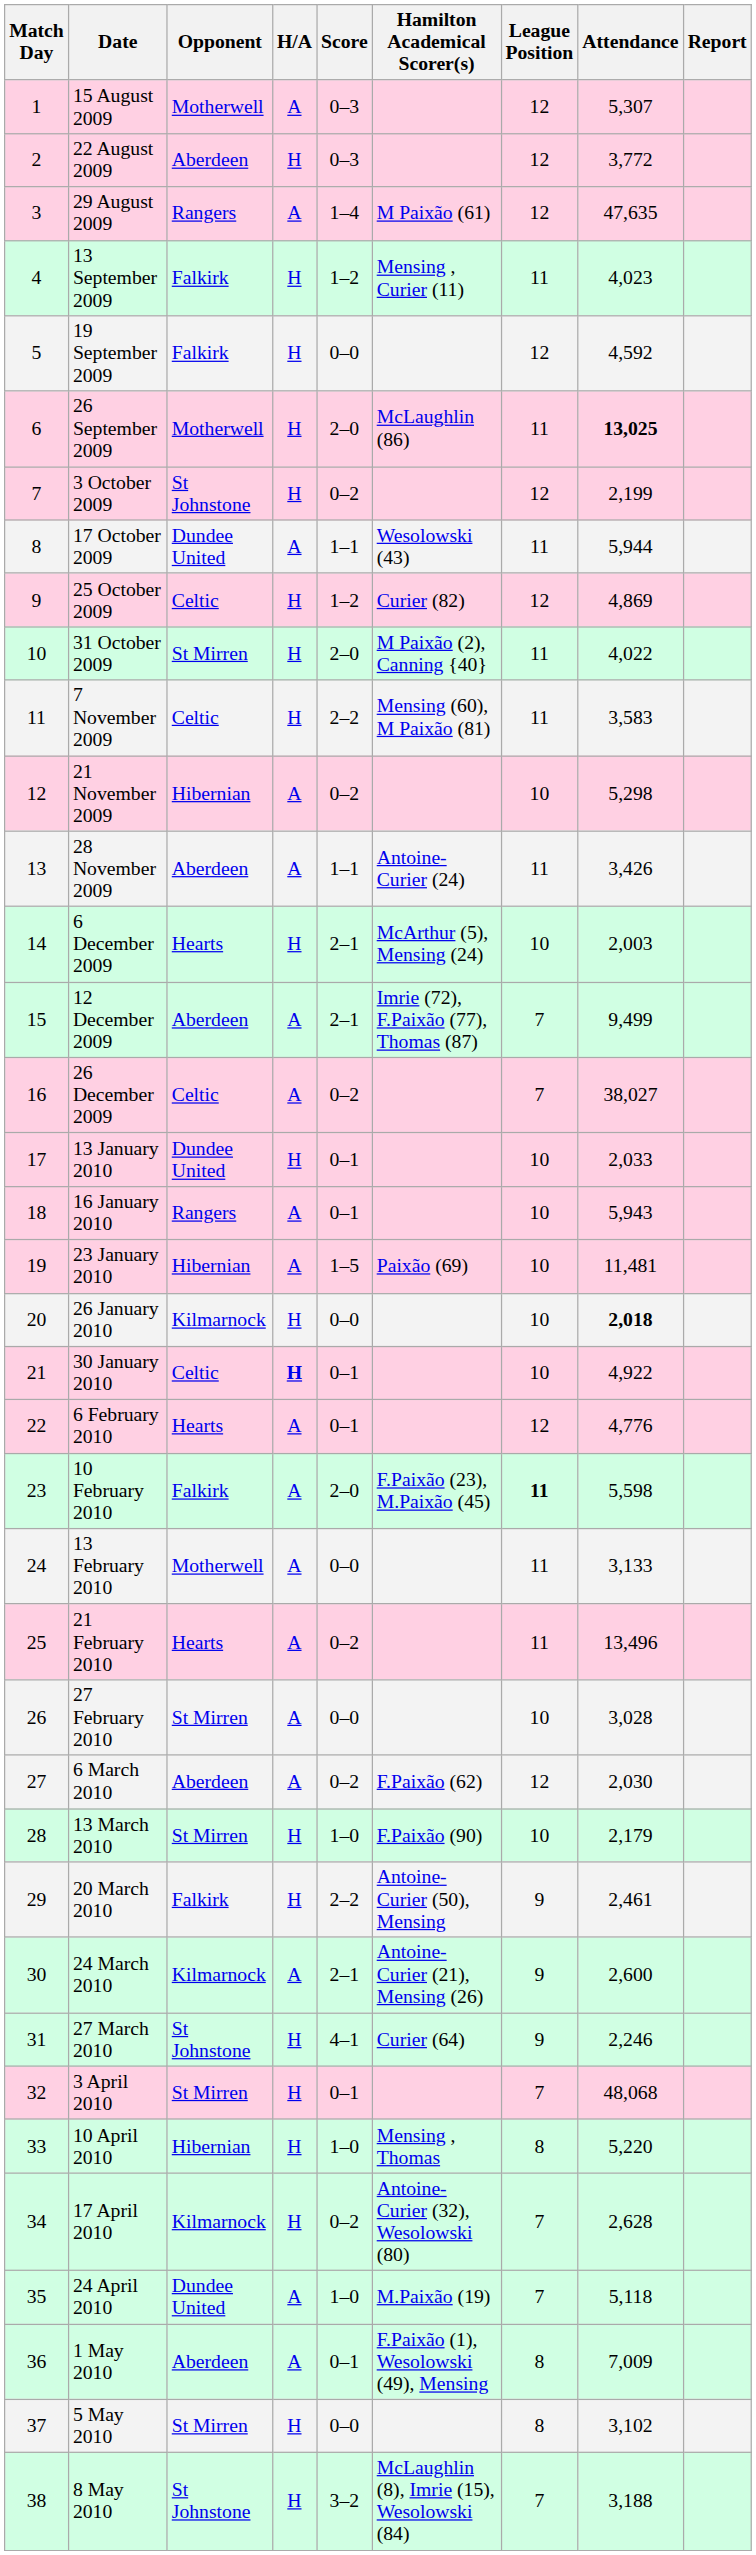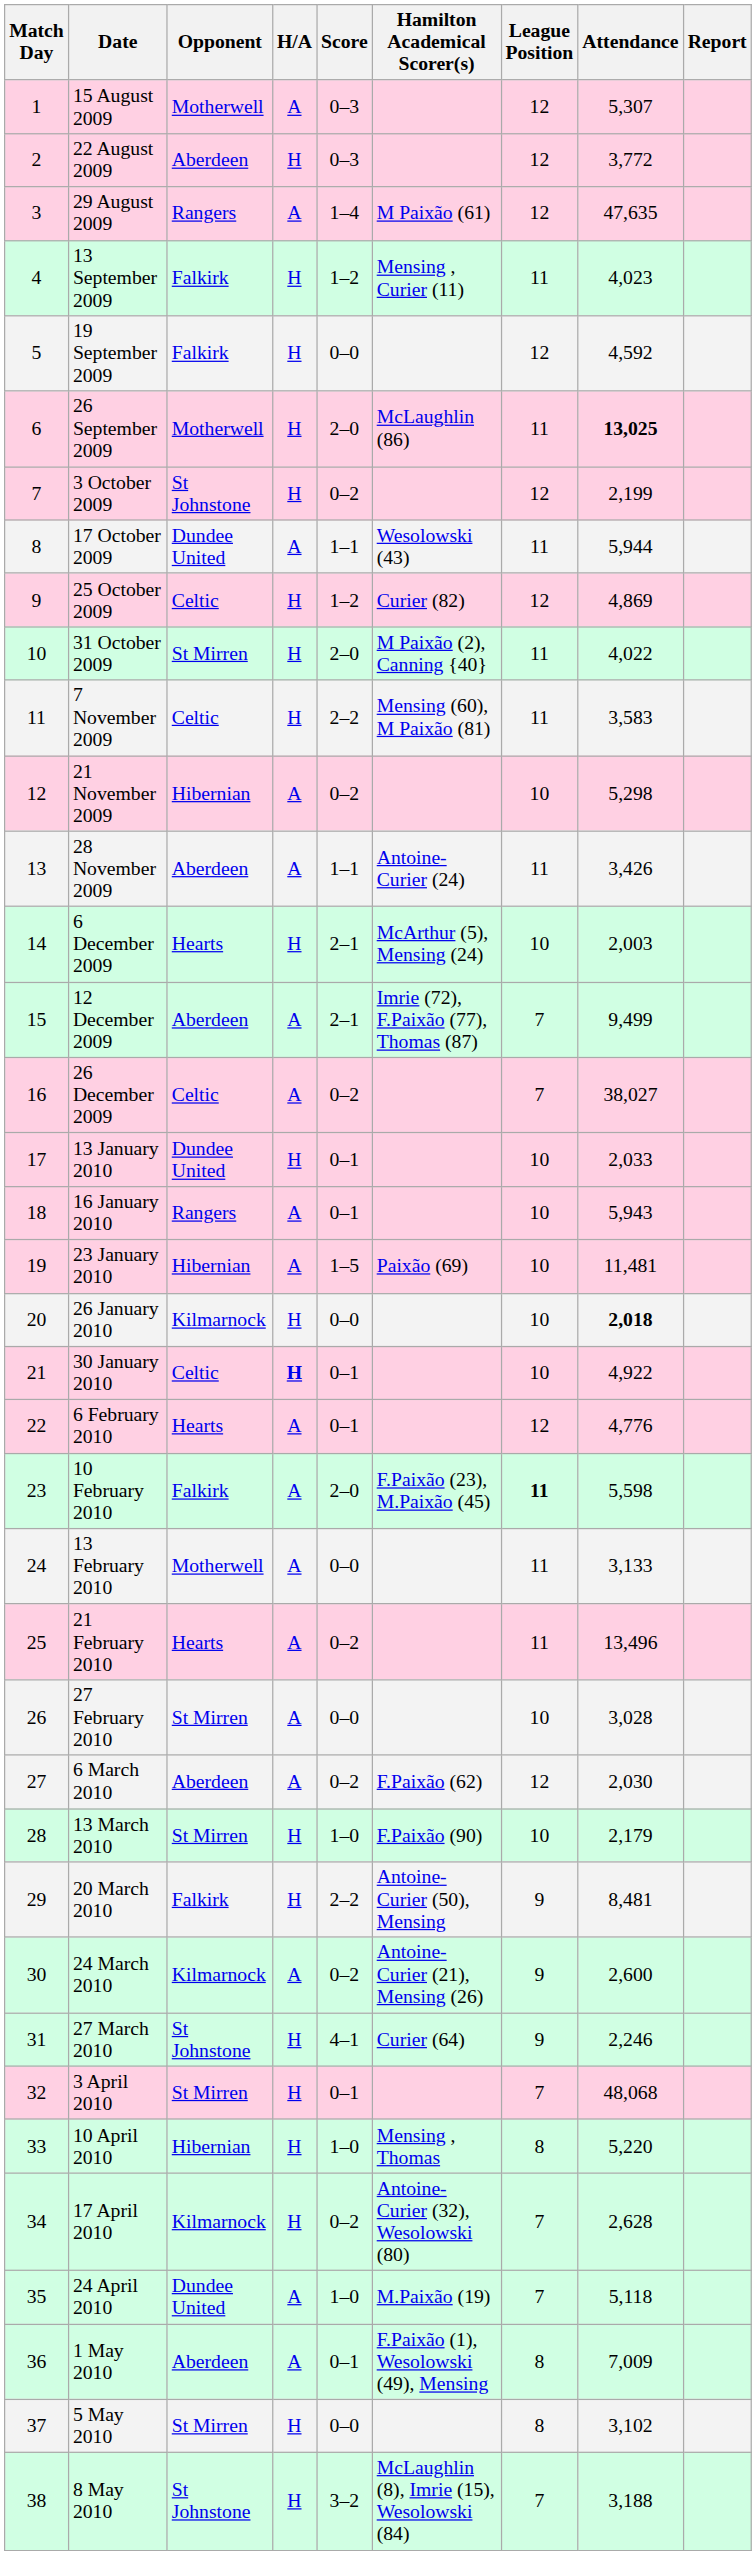(630, 1899) 2,461 -> (630, 1899) 8,481
(344, 1974) 2–1 -> (344, 1974) 0–2
